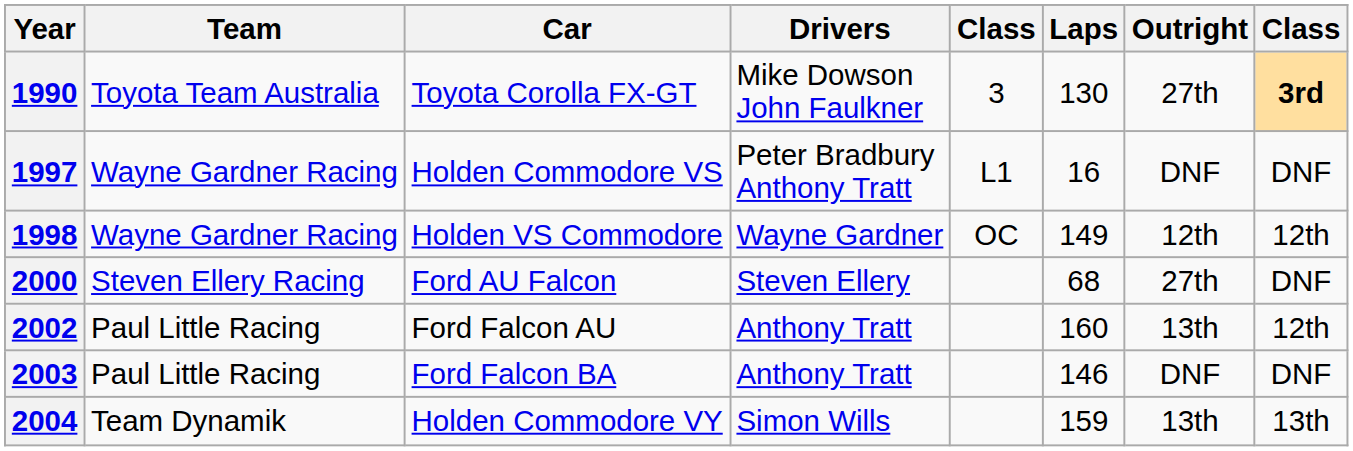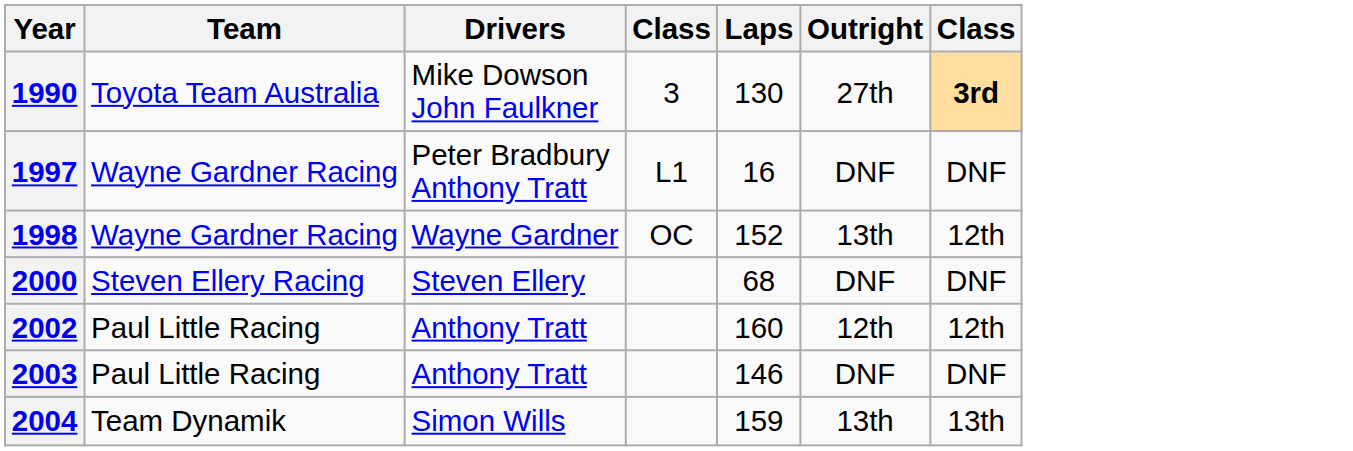- column: (567, 28)
(1084, 235) 149 -> (759, 235) 152
(1190, 235) 12th -> (865, 235) 13th
(1190, 281) 27th -> (865, 281) DNF
(1190, 328) 13th -> (865, 328) 12th
